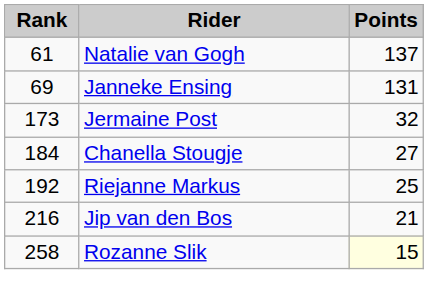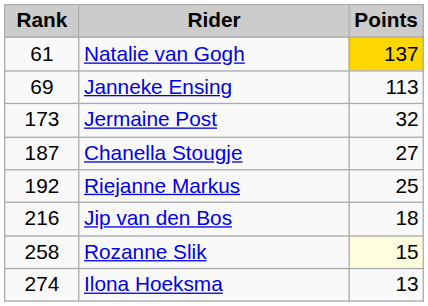(401, 53) no background -> (401, 53) gold background
(401, 86) 131 -> (402, 86) 113
(42, 152) 184 -> (42, 152) 187
(407, 218) 21 -> (407, 218) 18
+ row: (153, 284)
